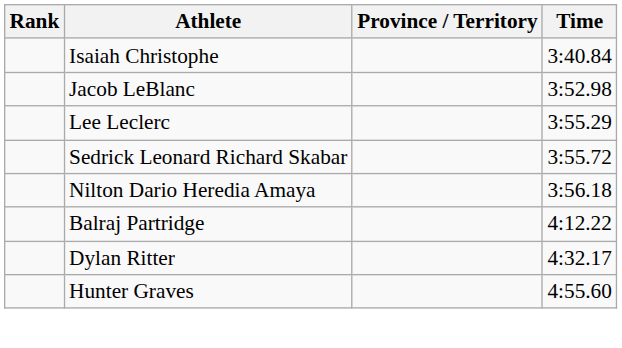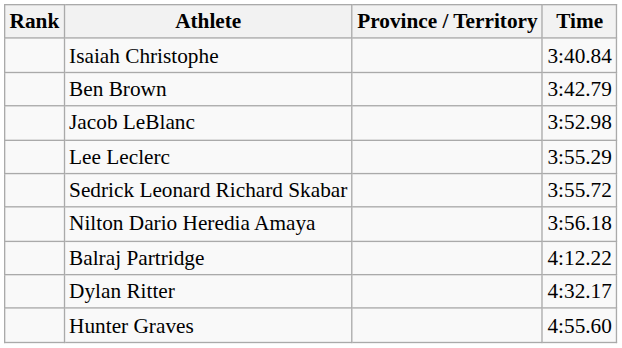+ row: (118, 88)
